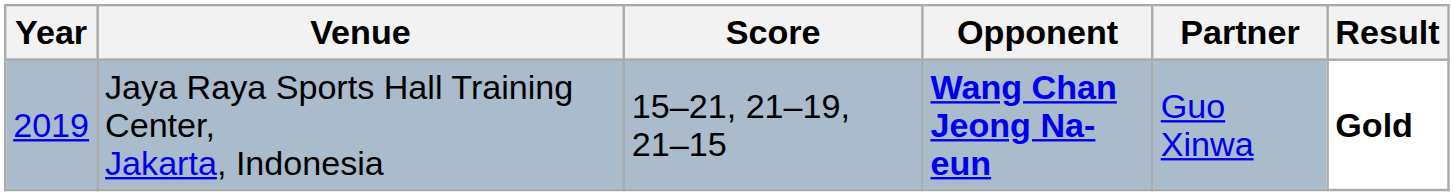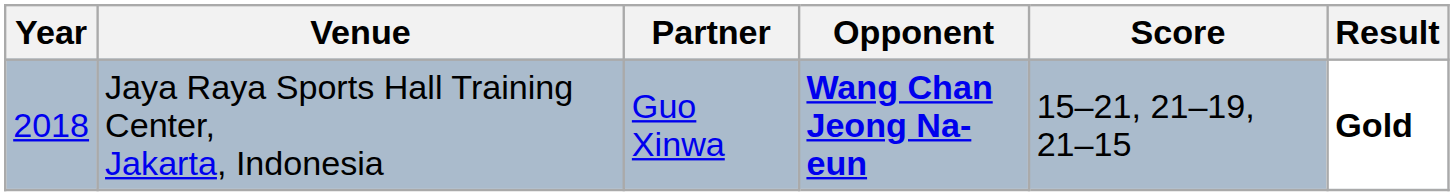columns swapped: (1240, 33) <-> (773, 33)
(51, 124) 2019 -> (51, 124) 2018
